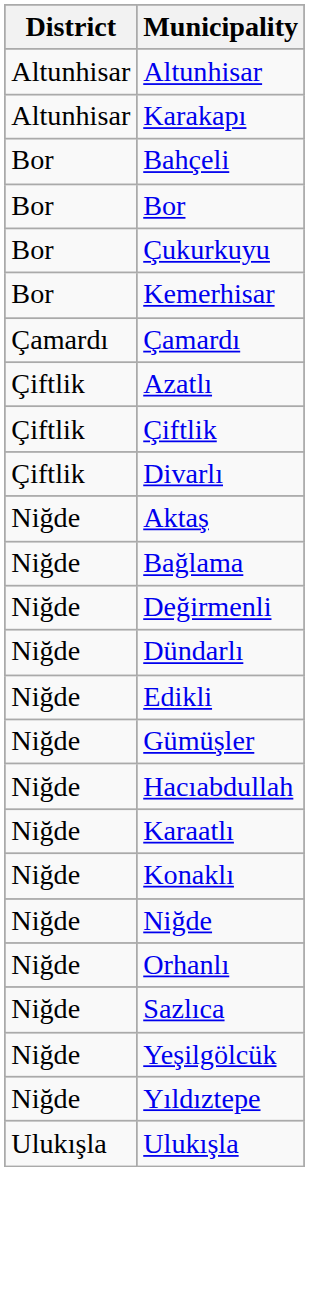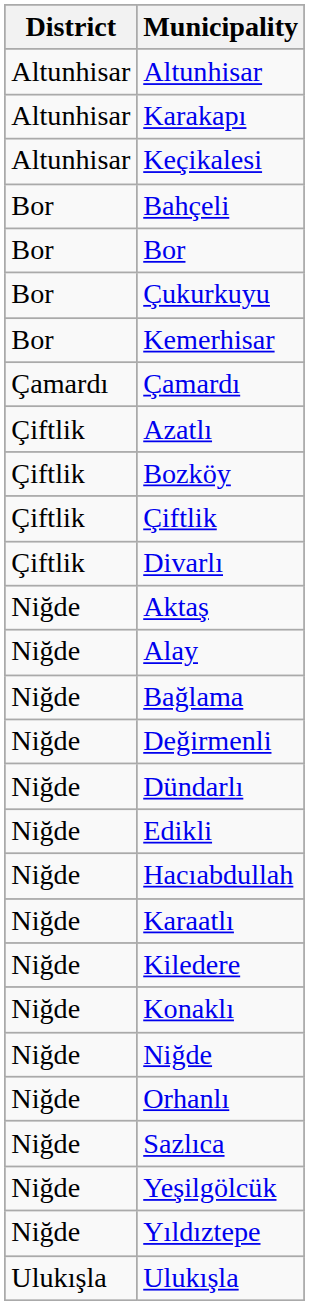+ row: (203, 160)
+ row: (187, 473)
+ row: (171, 652)
- row: (199, 741)
+ row: (192, 964)
